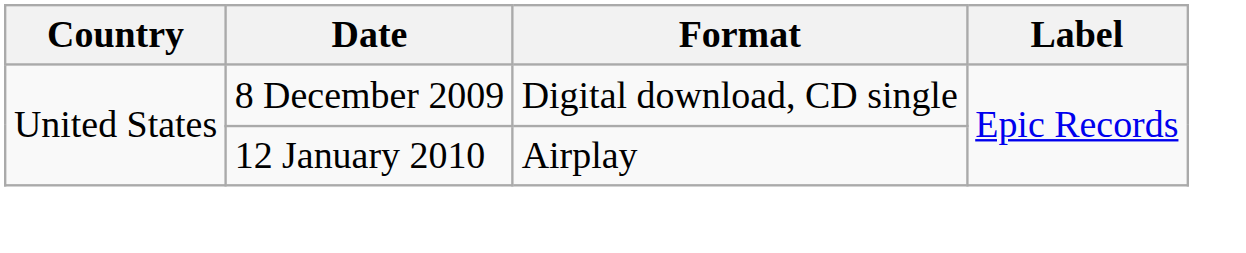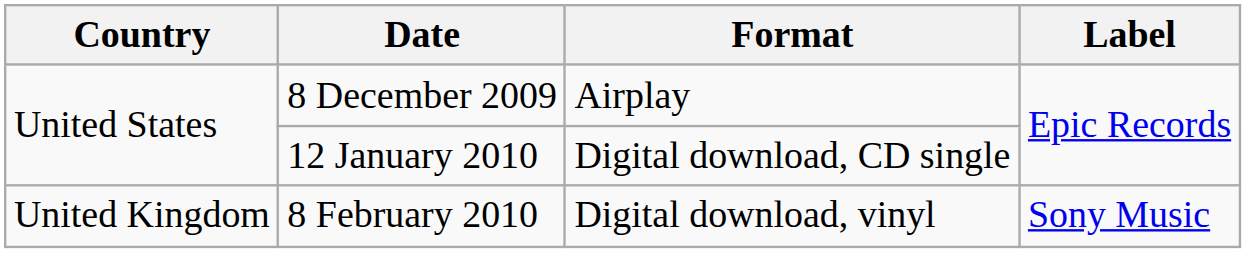(740, 94) Digital download, CD single -> (632, 94) Airplay
(580, 154) Airplay -> (792, 154) Digital download, CD single
+ row: (413, 214)
